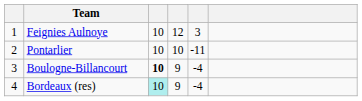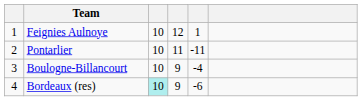(198, 31) 3 -> (198, 31) 1
(178, 50) 10 -> (178, 50) 11
(158, 68) bold -> (158, 68) normal
(198, 86) -4 -> (198, 86) -6
